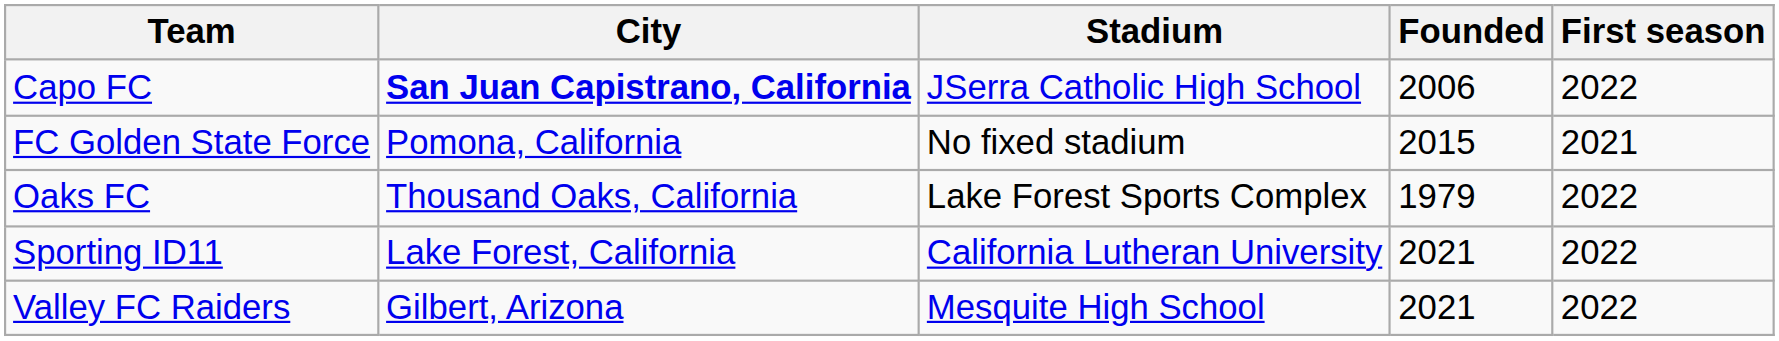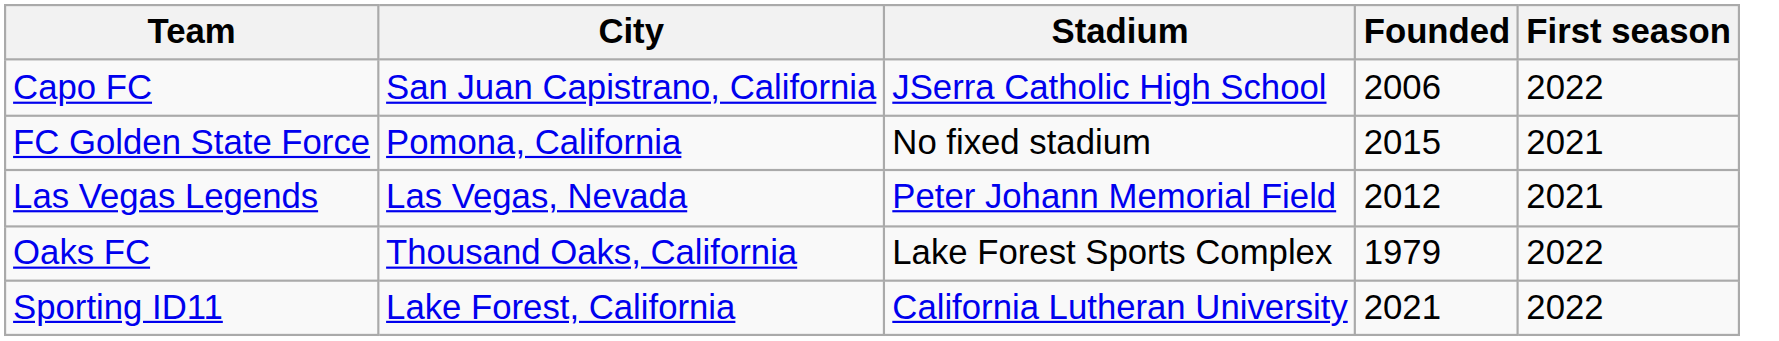(648, 87) bold -> (631, 87) normal
+ row: (166, 197)
- row: (152, 307)
